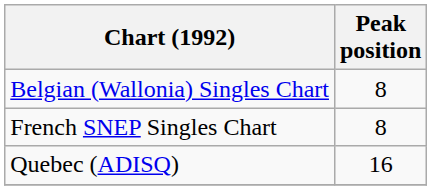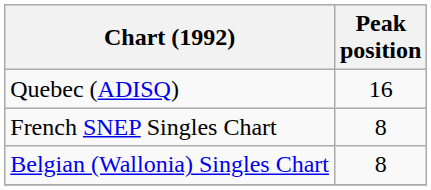rows swapped: (170, 88) <-> (95, 164)
